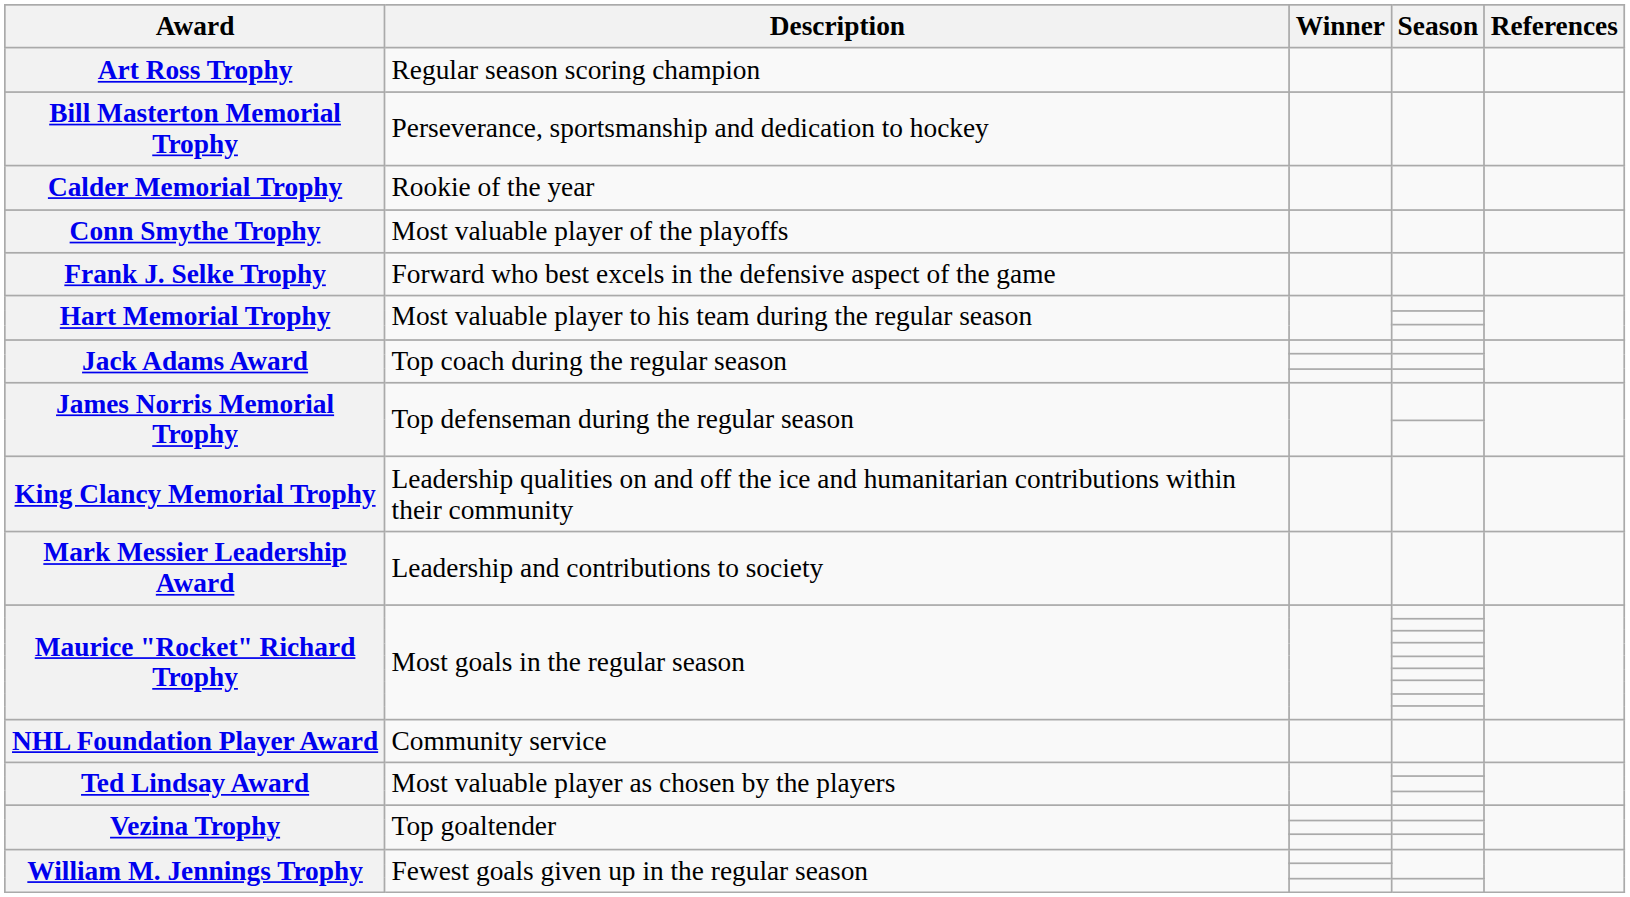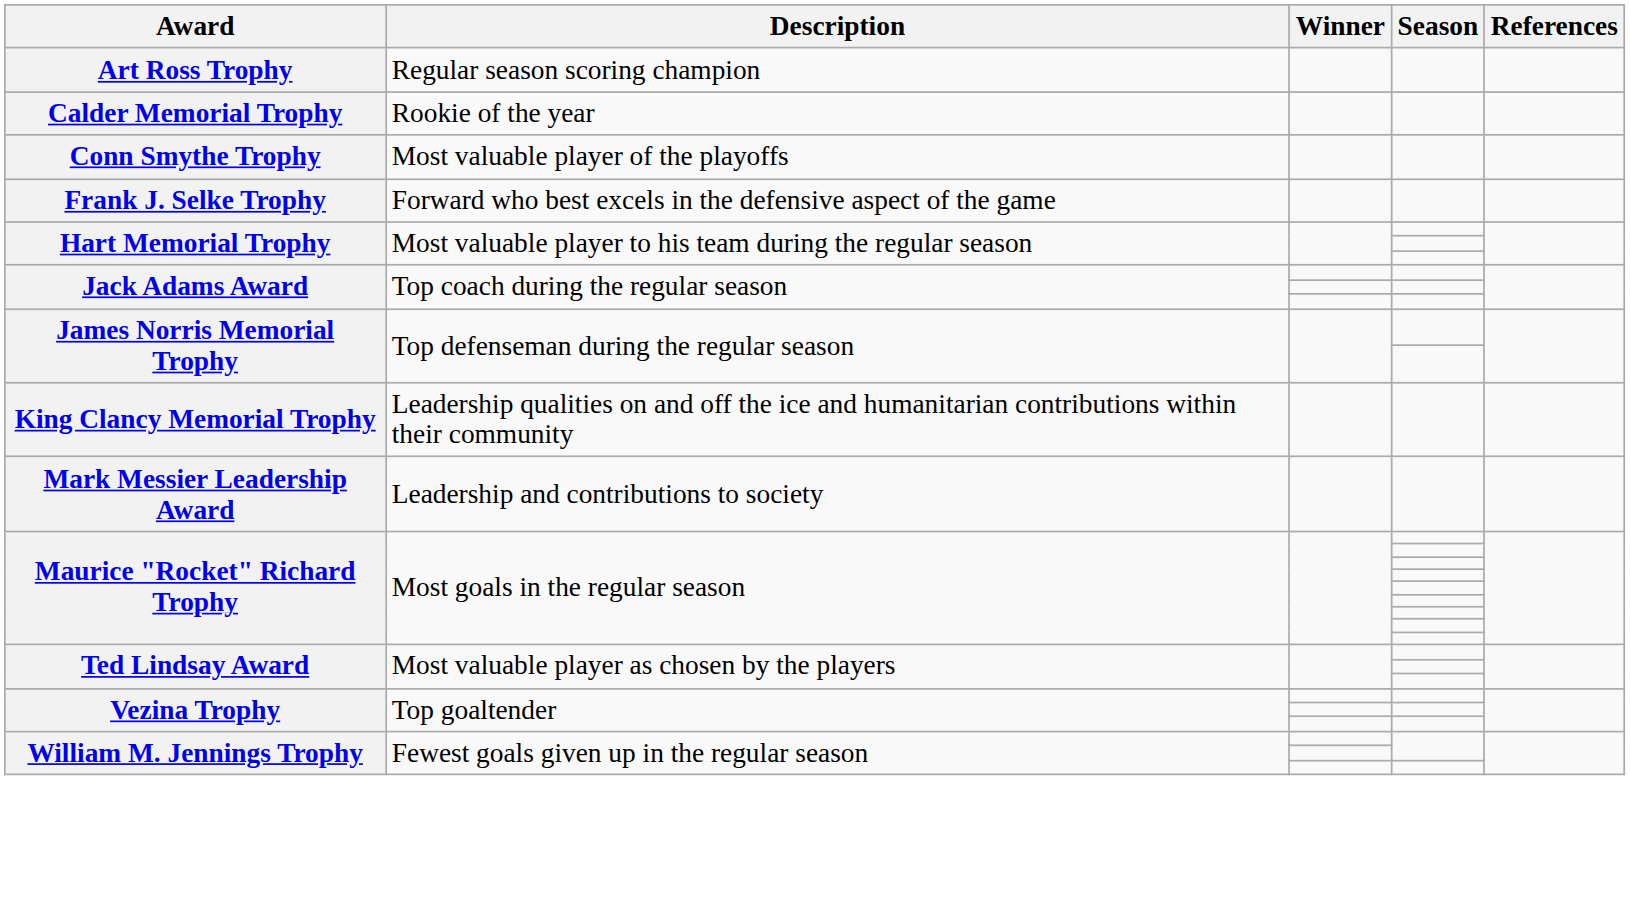- row: (195, 128)
- row: (195, 740)
